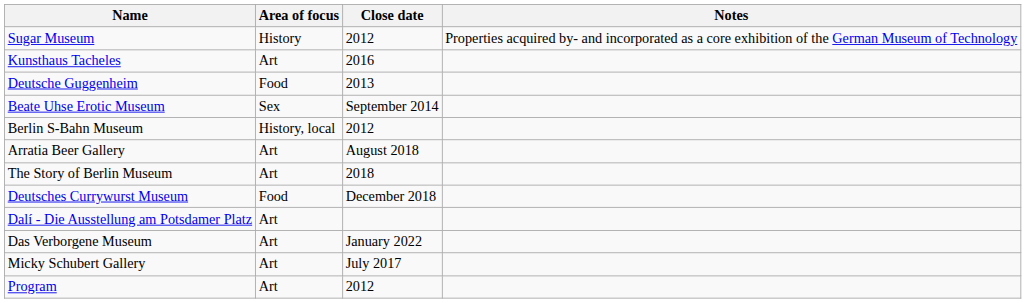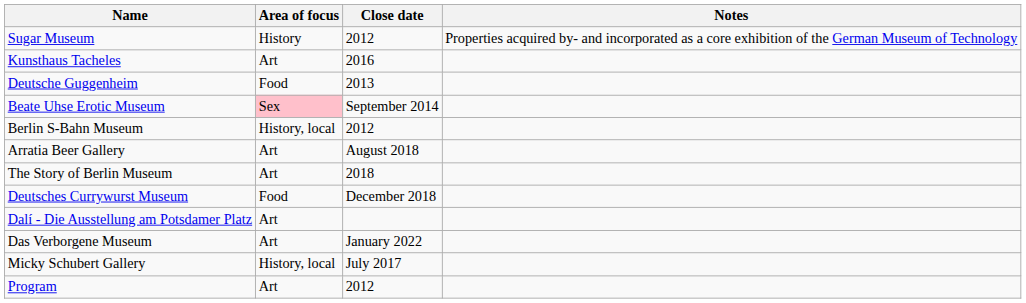(269, 106) no background -> (269, 106) pink background
(268, 264) Art -> (297, 264) History, local
